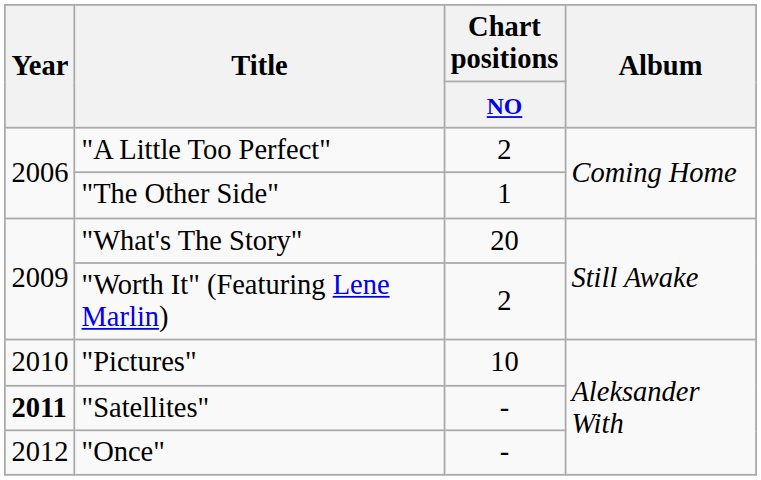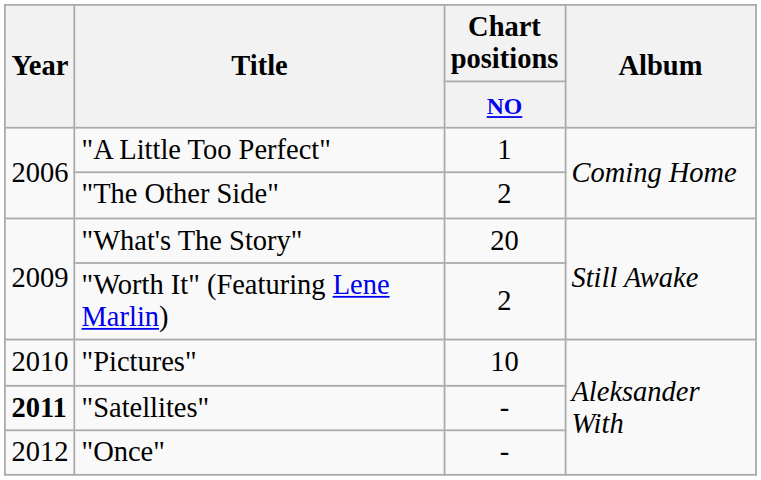(504, 149) 2 -> (504, 149) 1
(504, 194) 1 -> (504, 194) 2
